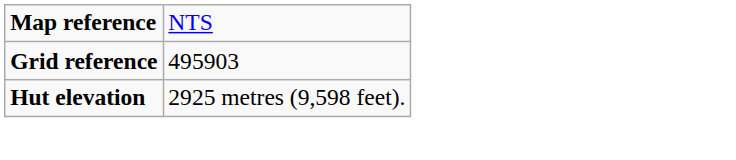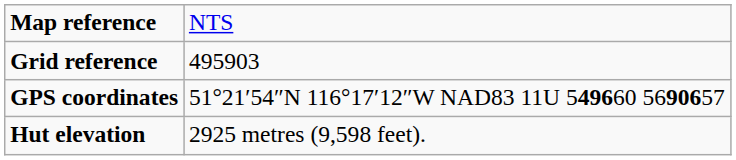+ row: (94, 97)
